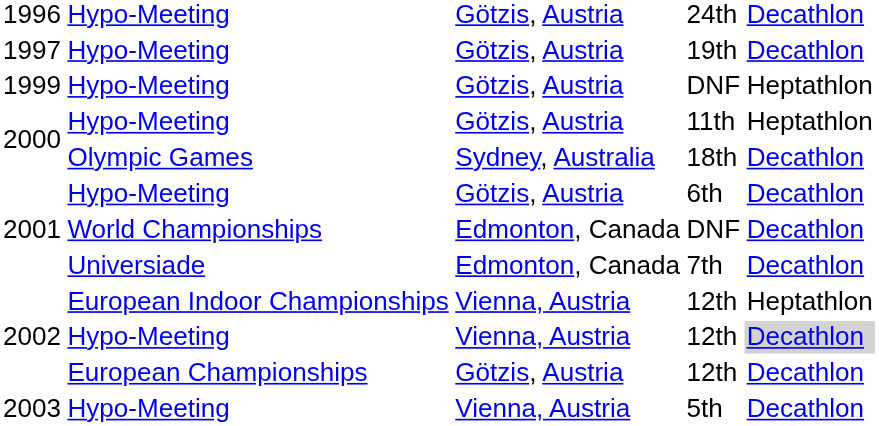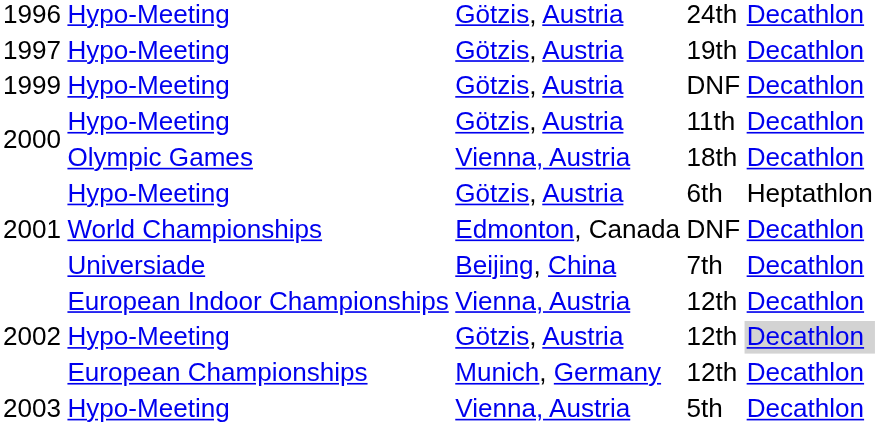(810, 85) Heptathlon -> (805, 85) Decathlon
(810, 121) Heptathlon -> (805, 121) Decathlon
(555, 157) Sydney, Australia -> (543, 157) Vienna, Austria
(805, 193) Decathlon -> (810, 193) Heptathlon
(568, 265) Edmonton, Canada -> (536, 265) Beijing, China
(810, 301) Heptathlon -> (805, 301) Decathlon
(543, 336) Vienna, Austria -> (539, 336) Götzis, Austria
(539, 372) Götzis, Austria -> (558, 372) Munich, Germany
